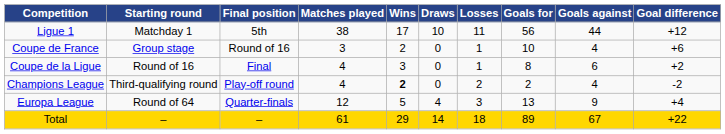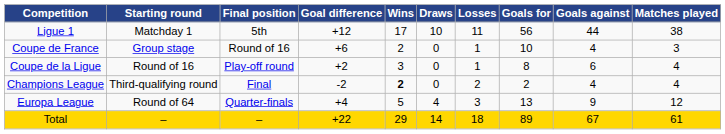columns swapped: (342, 13) <-> (677, 13)
(259, 66) Final -> (259, 66) Play-off round
(259, 84) Play-off round -> (259, 84) Final
